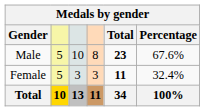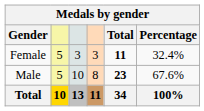rows swapped: (28, 55) <-> (28, 75)
